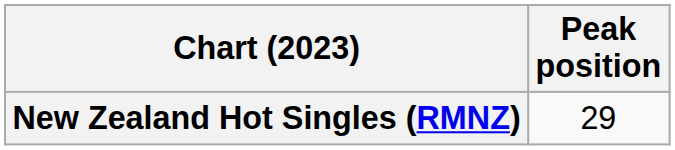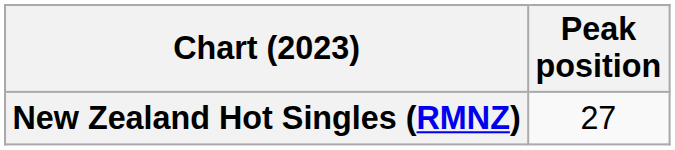(598, 117) 29 -> (598, 117) 27
